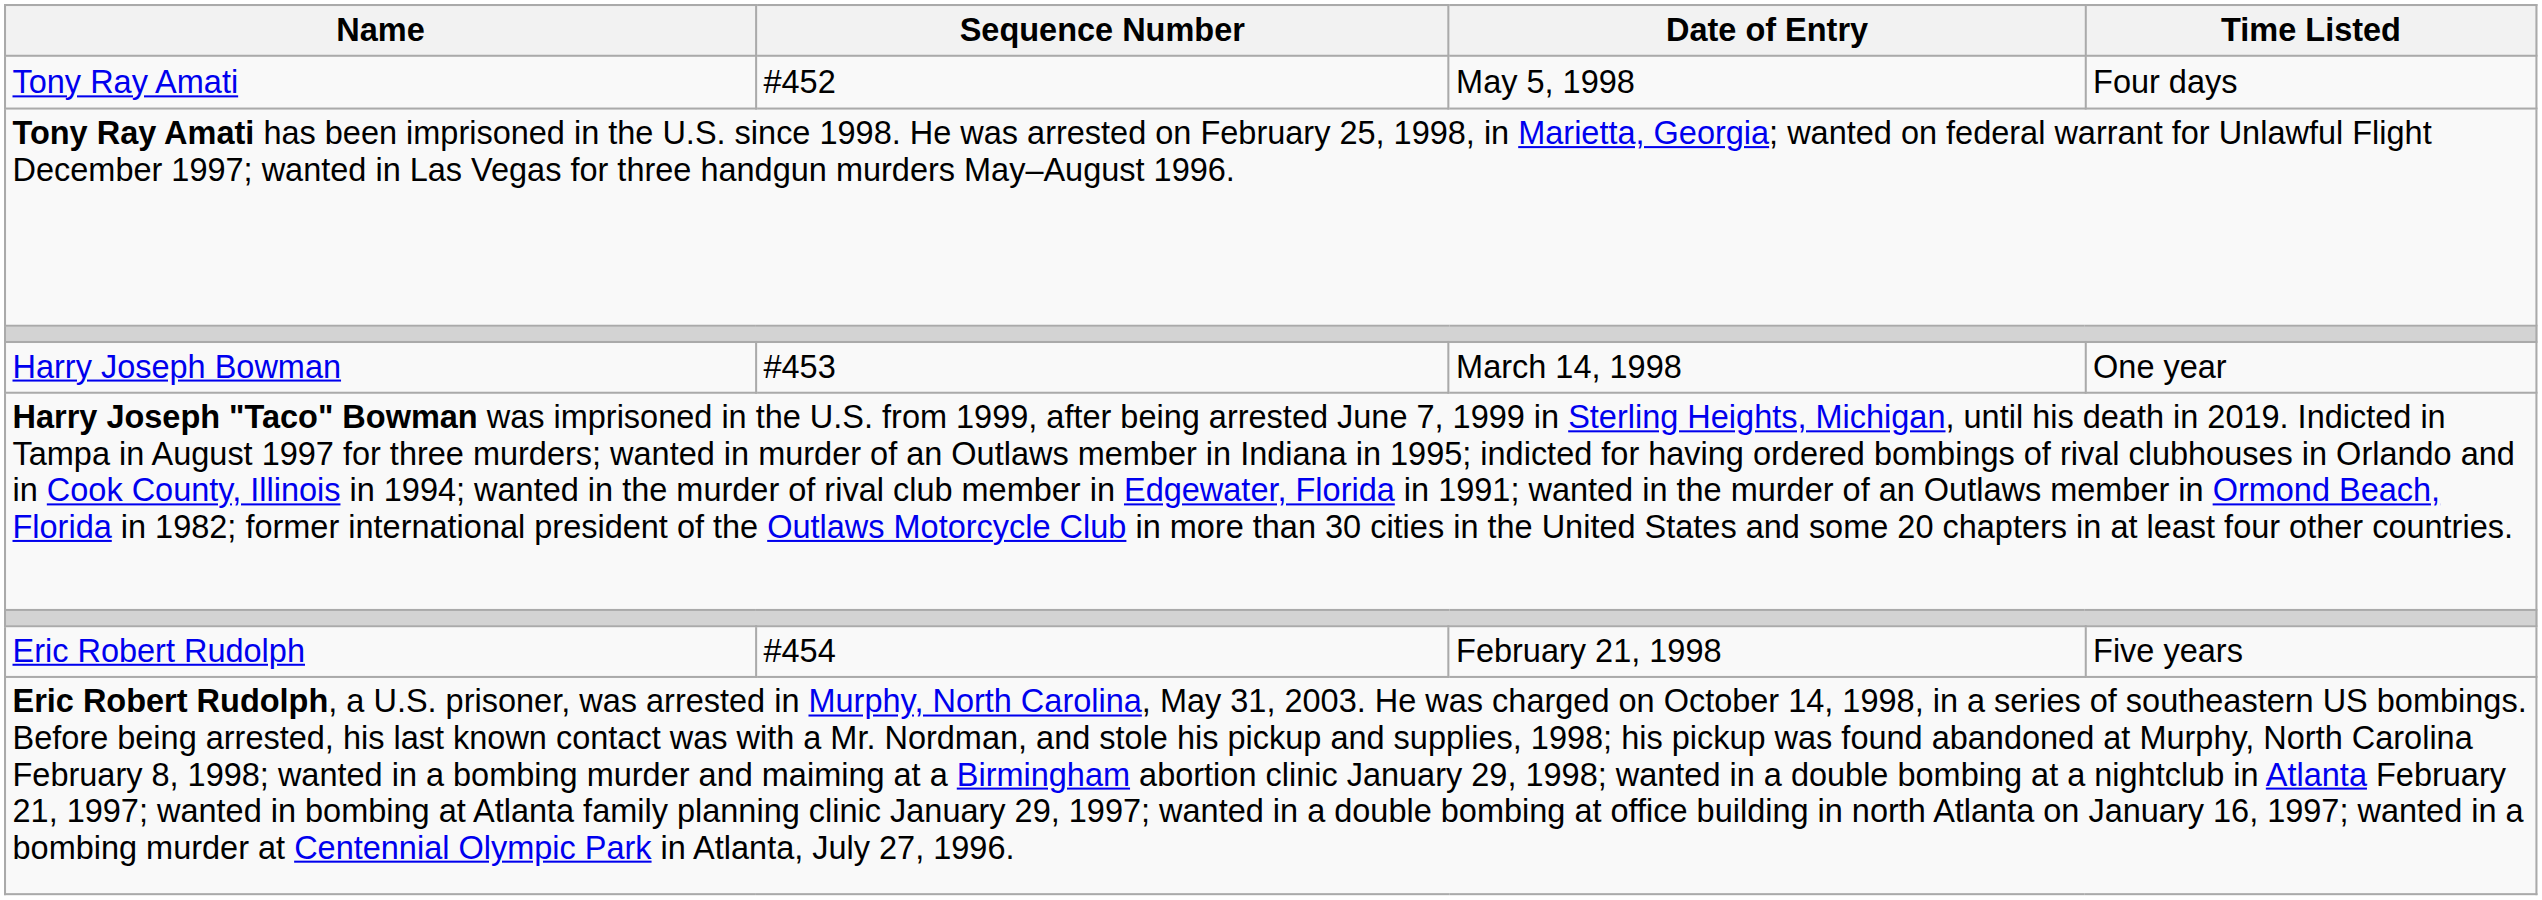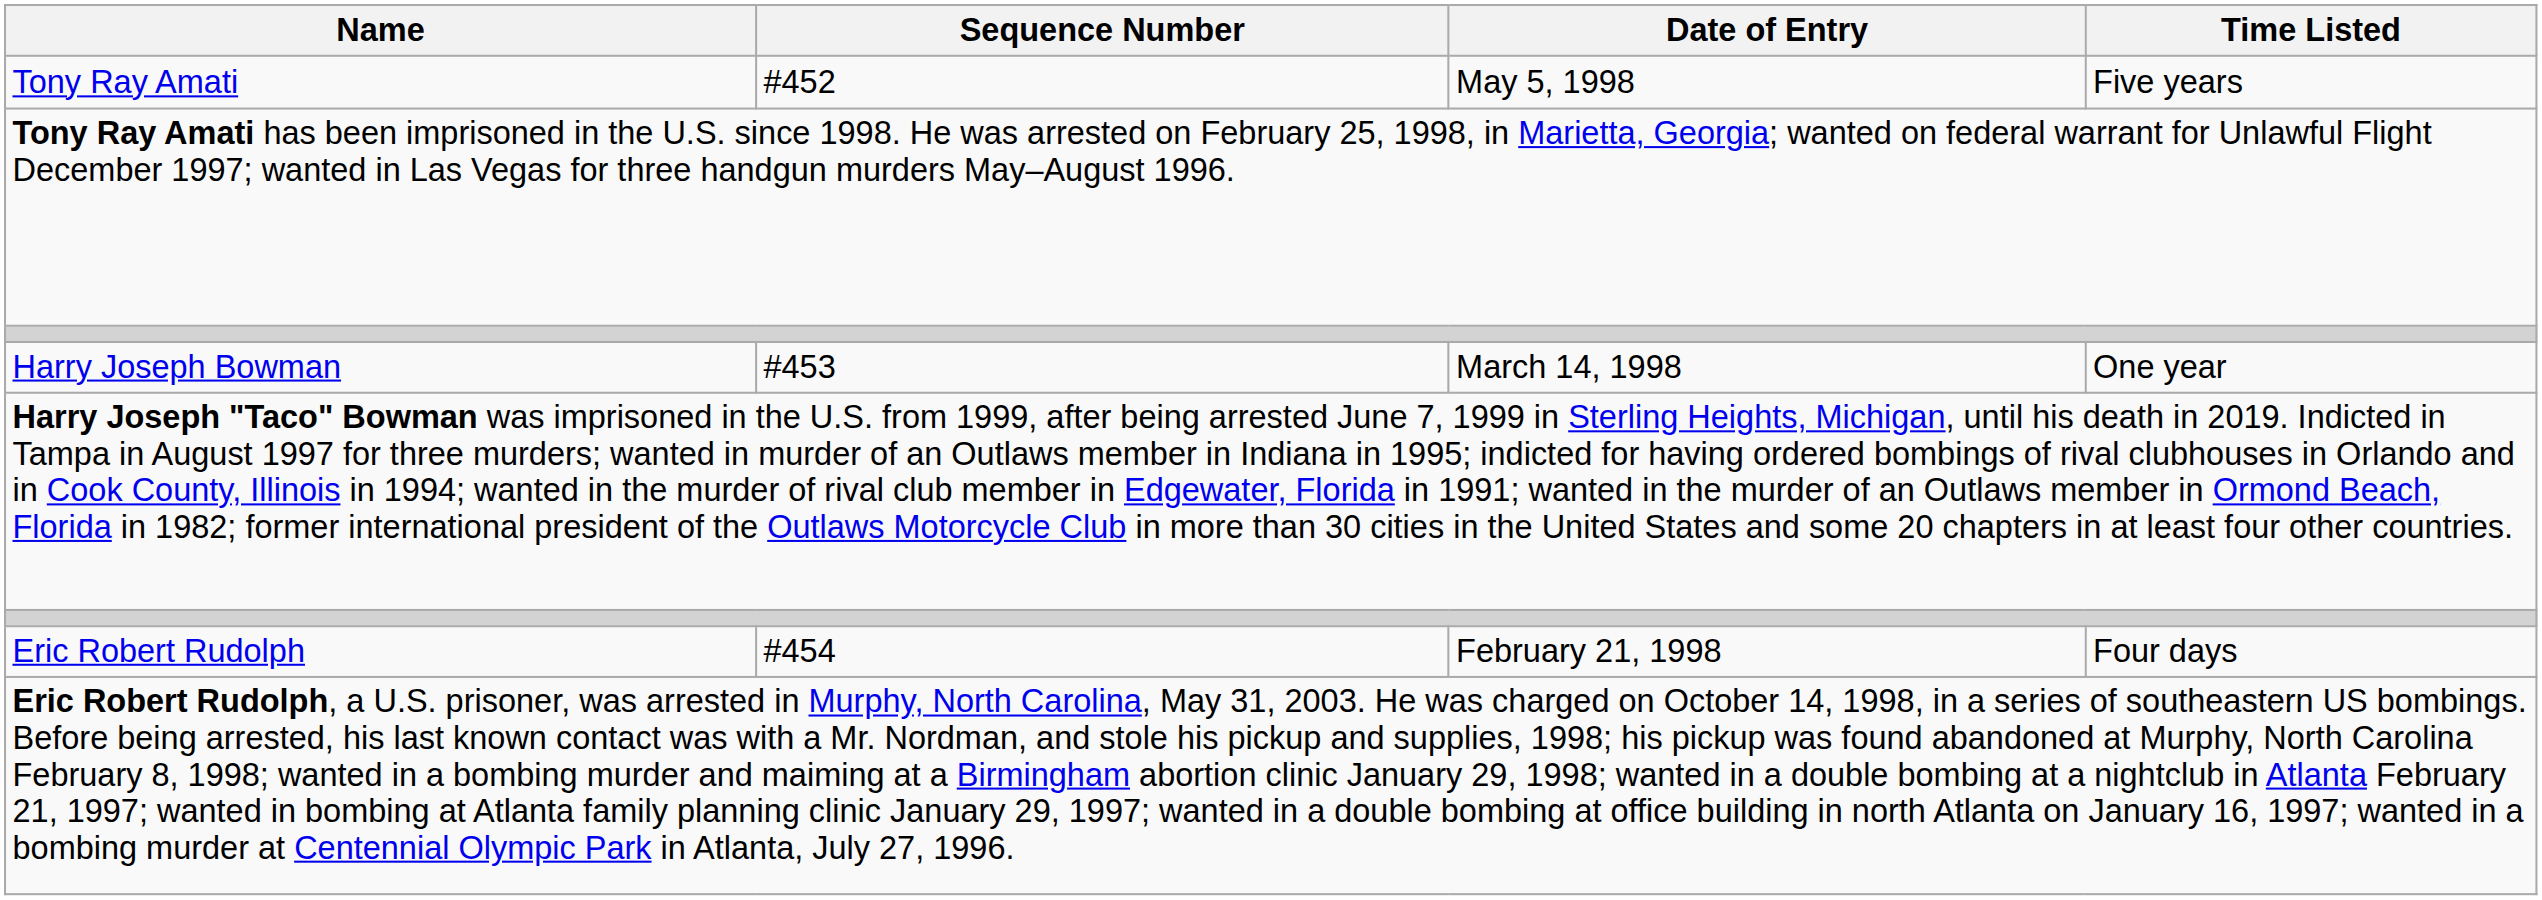(2165, 81) Four days -> (2168, 81) Five years
(2168, 650) Five years -> (2165, 650) Four days
